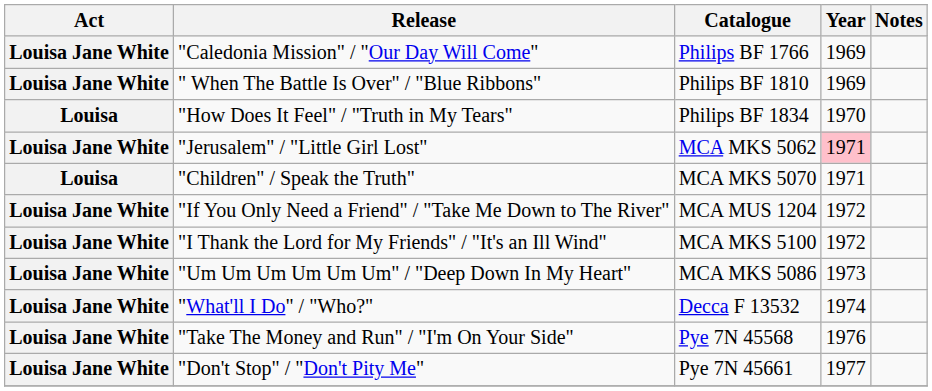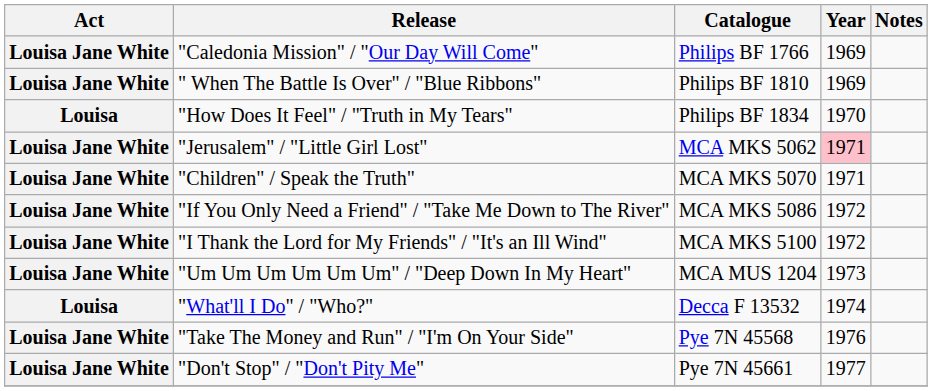(89, 178) Louisa -> (89, 178) Louisa Jane White
(748, 210) MCA MUS 1204 -> (748, 210) MCA MKS 5086
(748, 274) MCA MKS 5086 -> (748, 274) MCA MUS 1204
(89, 305) Louisa Jane White -> (89, 305) Louisa
